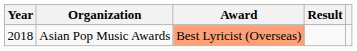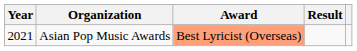(20, 35) 2018 -> (20, 35) 2021
